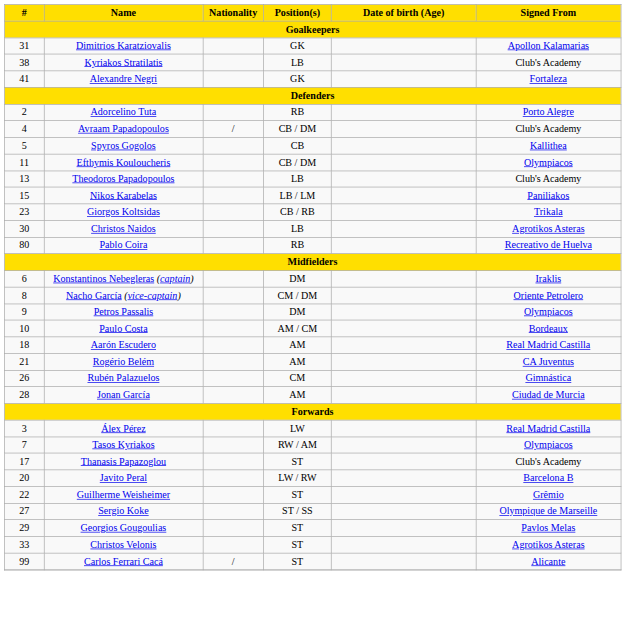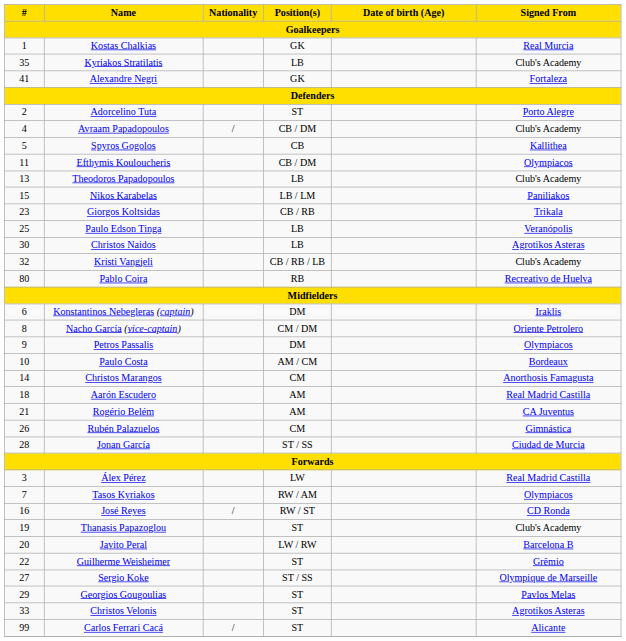+ row: (123, 46)
- row: (123, 46)
(24, 63) 38 -> (24, 63) 35
(297, 112) RB -> (297, 112) ST
+ row: (123, 229)
+ row: (123, 262)
+ row: (123, 378)
(297, 395) AM -> (297, 445) ST / SS
+ row: (123, 511)
(24, 462) 17 -> (24, 528) 19
